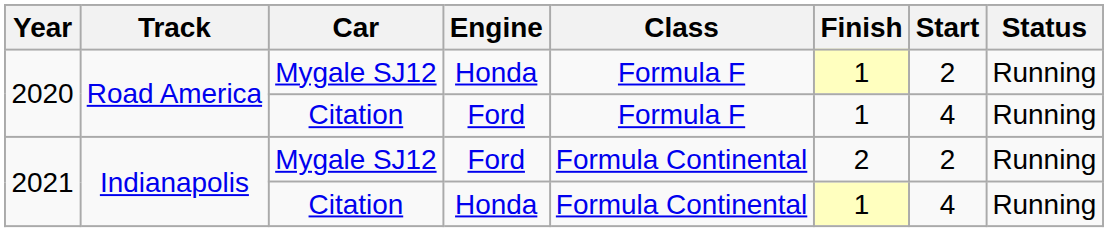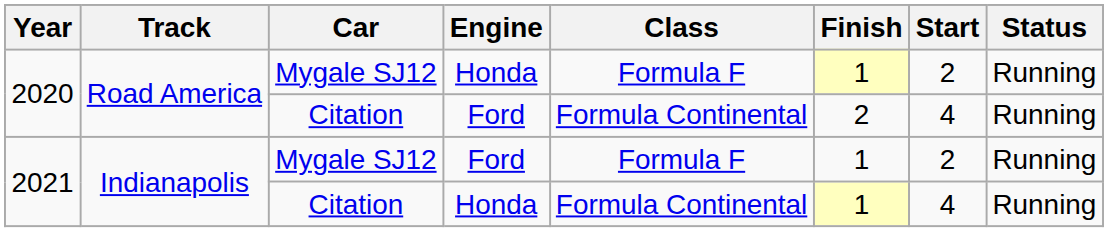(682, 116) Formula F -> (682, 116) Formula Continental
(861, 116) 1 -> (861, 116) 2
(682, 160) Formula Continental -> (682, 160) Formula F
(861, 160) 2 -> (861, 160) 1
